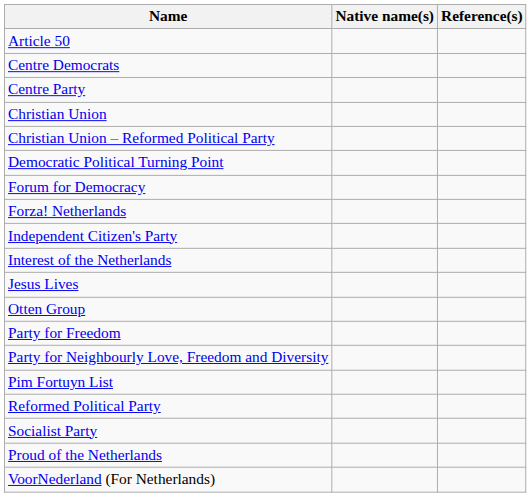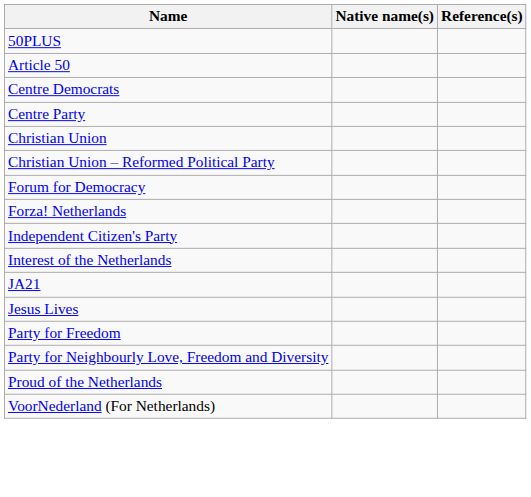+ row: (34, 41)
- row: (116, 162)
+ row: (24, 284)
- row: (47, 308)
- row: (61, 382)
- row: (84, 406)
- row: (53, 430)
